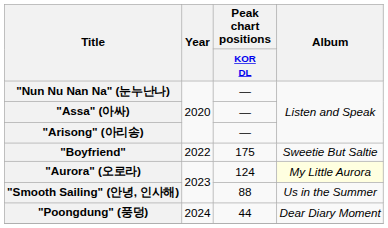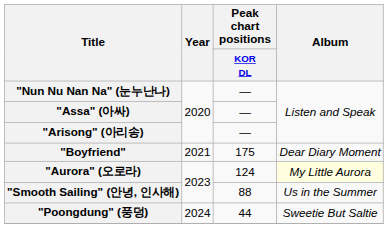(197, 152) 2022 -> (197, 152) 2021
(330, 152) Sweetie But Saltie -> (330, 152) Dear Diary Moment
(330, 213) Dear Diary Moment -> (330, 213) Sweetie But Saltie
